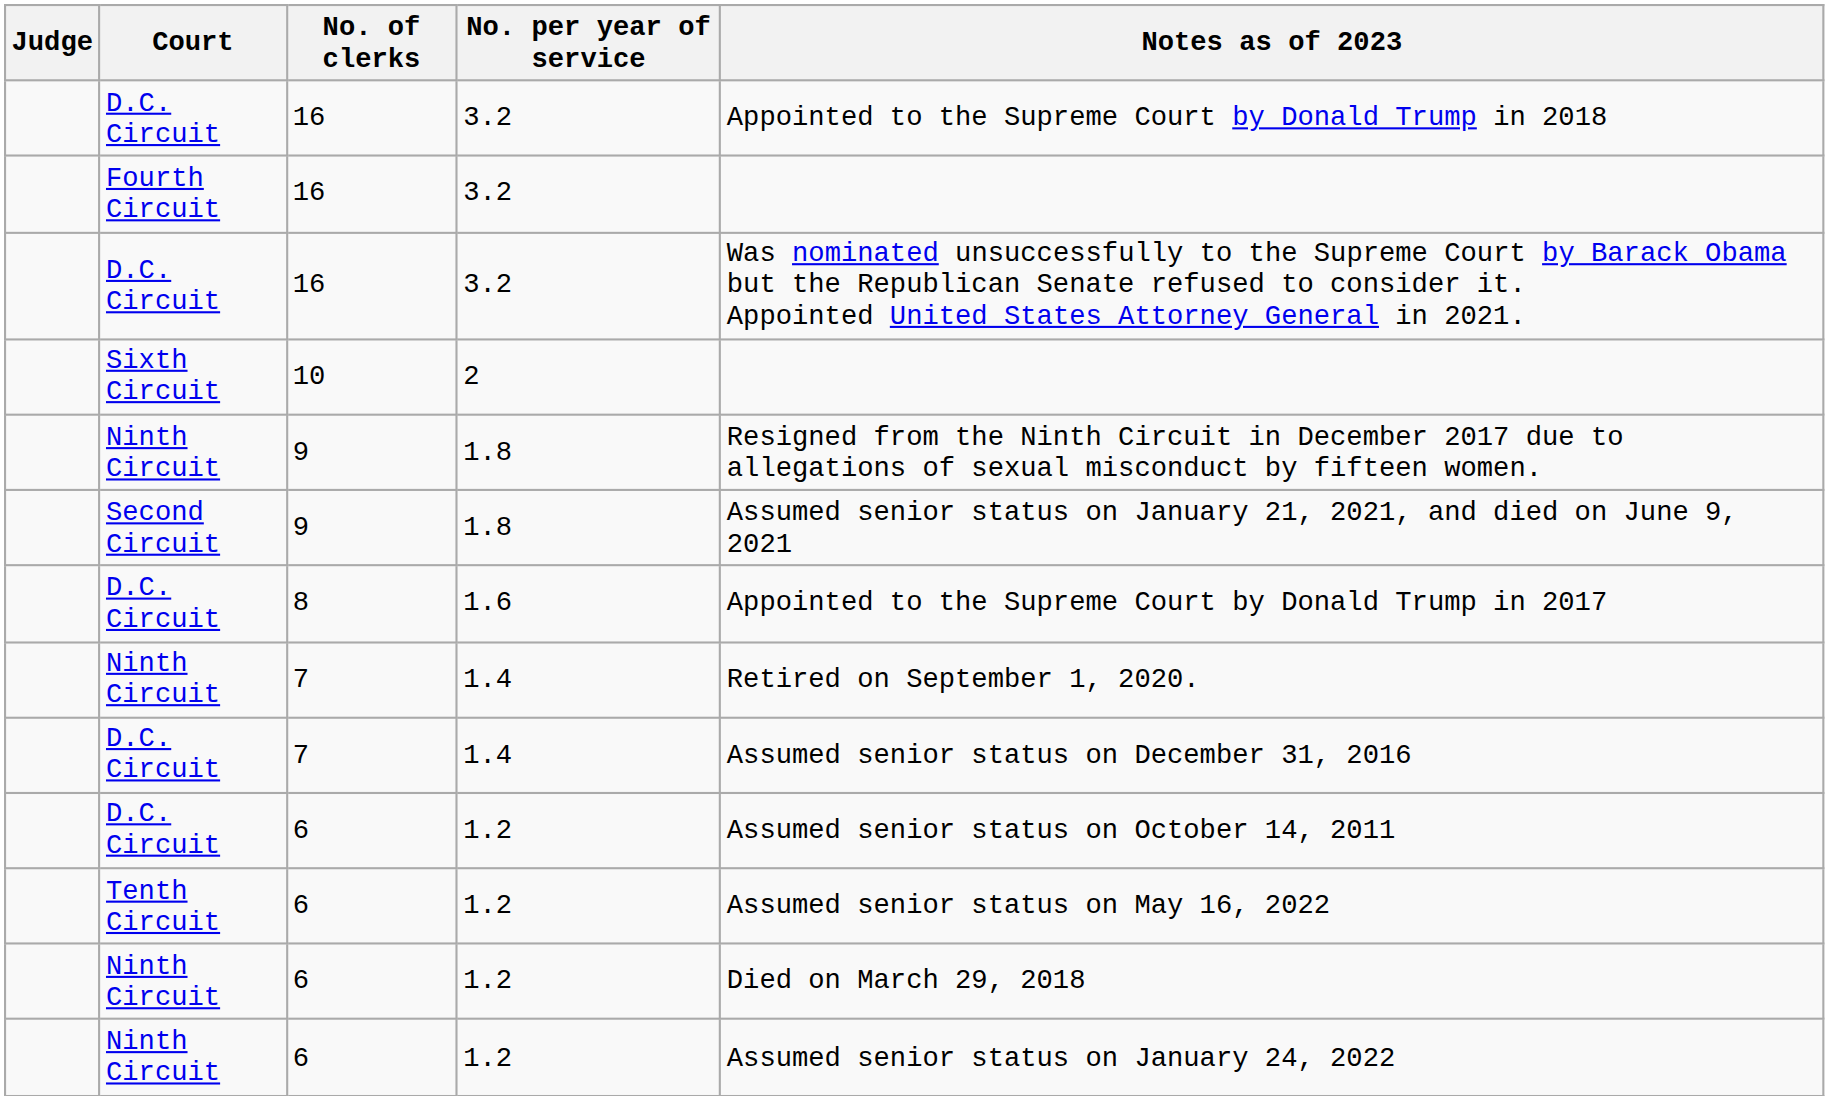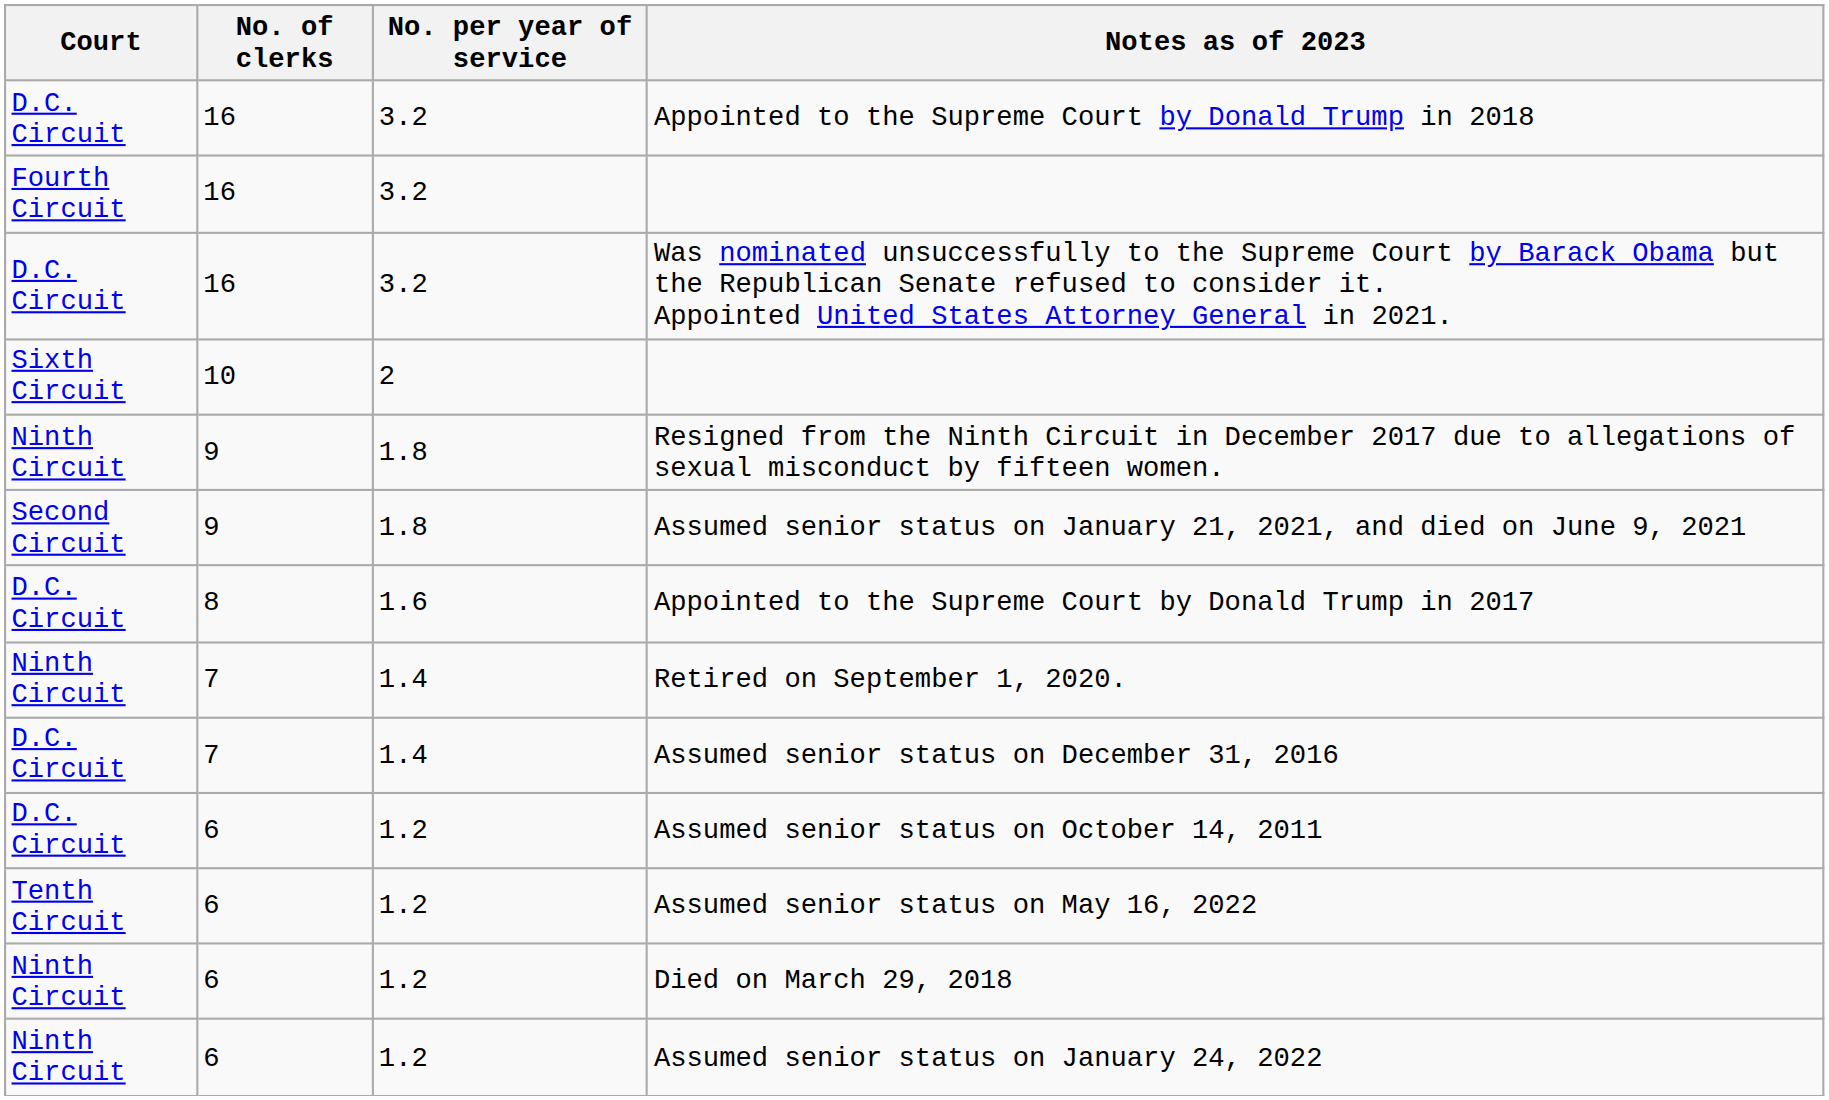- column: (52, 43)
